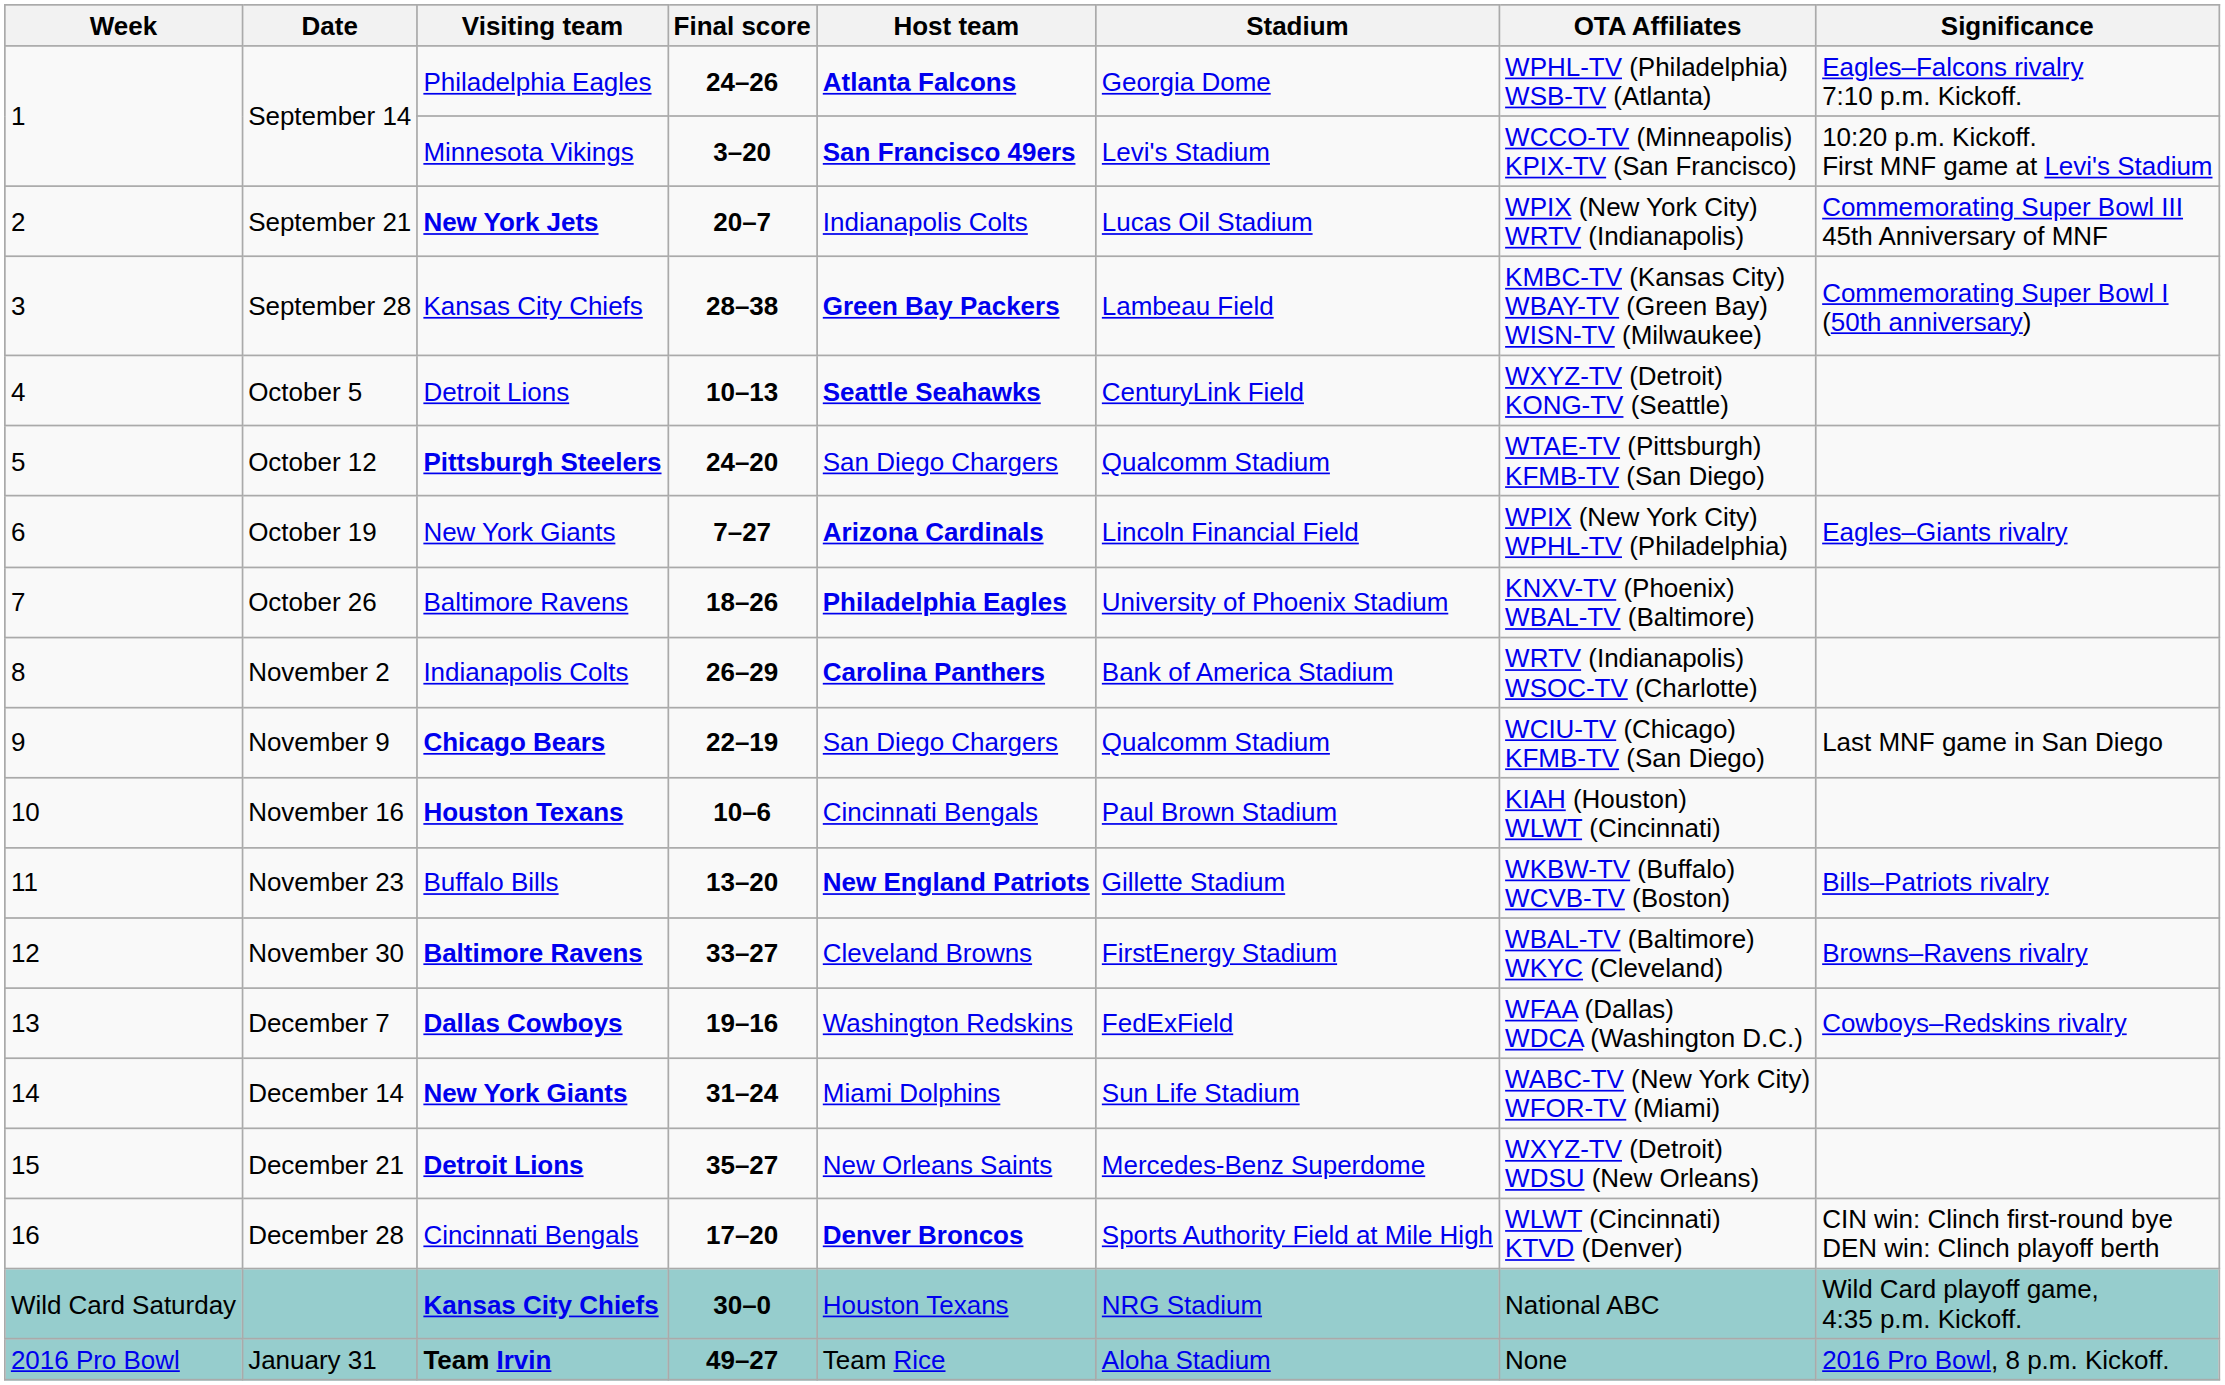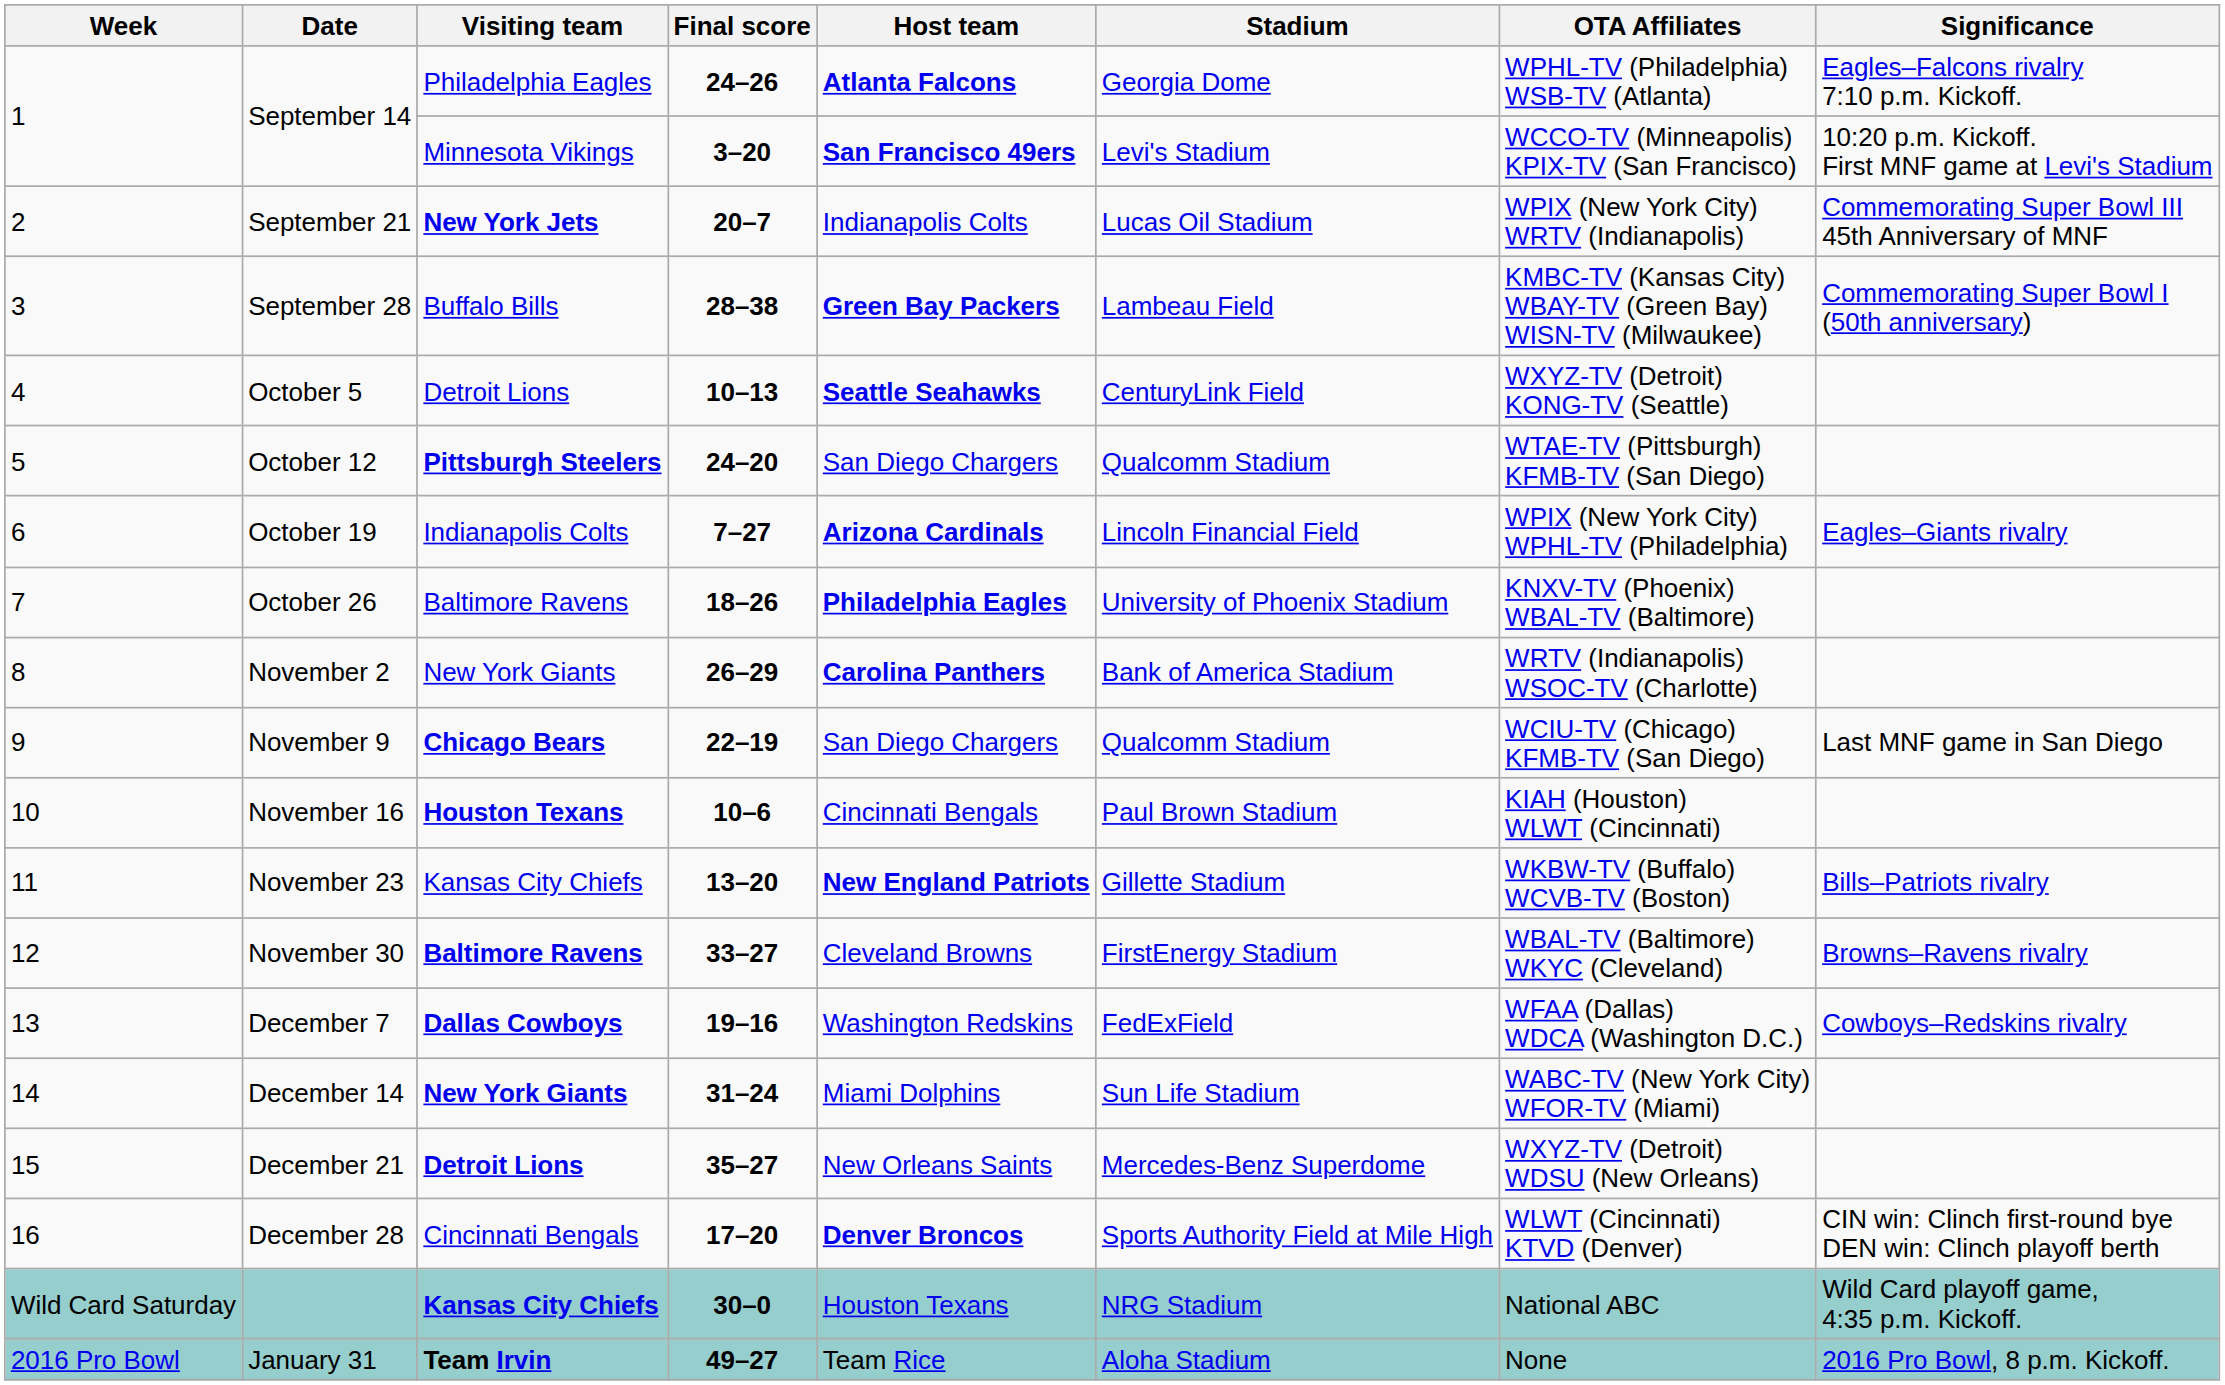(533, 306) Kansas City Chiefs -> (491, 306) Buffalo Bills
(519, 532) New York Giants -> (526, 532) Indianapolis Colts
(526, 672) Indianapolis Colts -> (519, 672) New York Giants
(491, 883) Buffalo Bills -> (533, 883) Kansas City Chiefs
